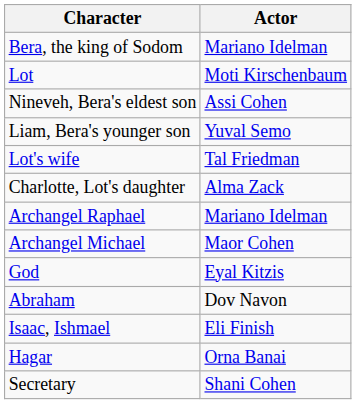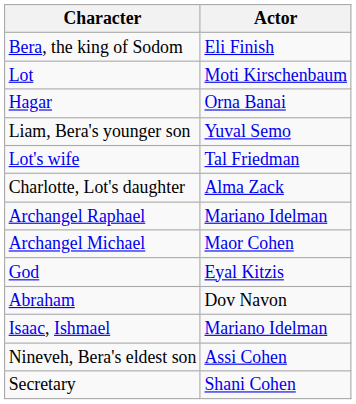(266, 46) Mariano Idelman -> (239, 46) Eli Finish
rows swapped: (102, 103) <-> (30, 356)
(239, 328) Eli Finish -> (266, 328) Mariano Idelman
